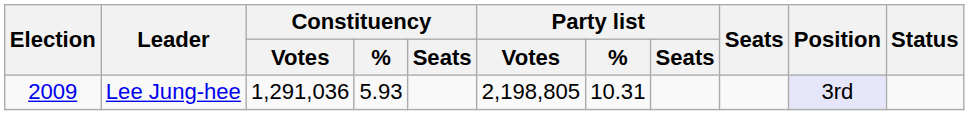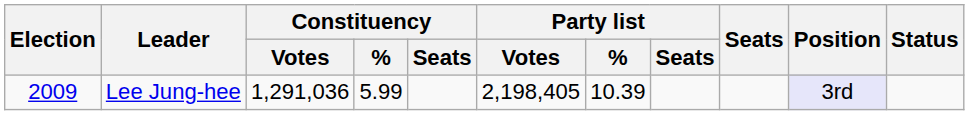(381, 92) 5.93 -> (381, 92) 5.99
(531, 92) 2,198,805 -> (531, 92) 2,198,405
(618, 92) 10.31 -> (618, 92) 10.39
